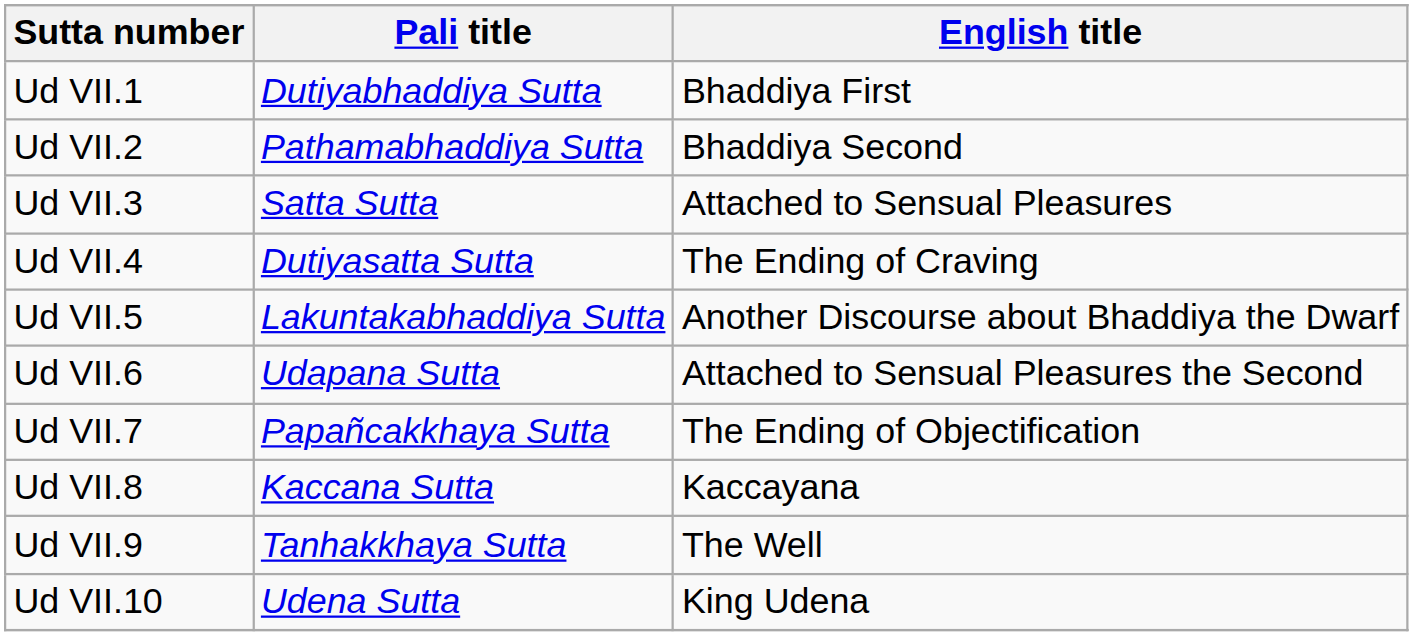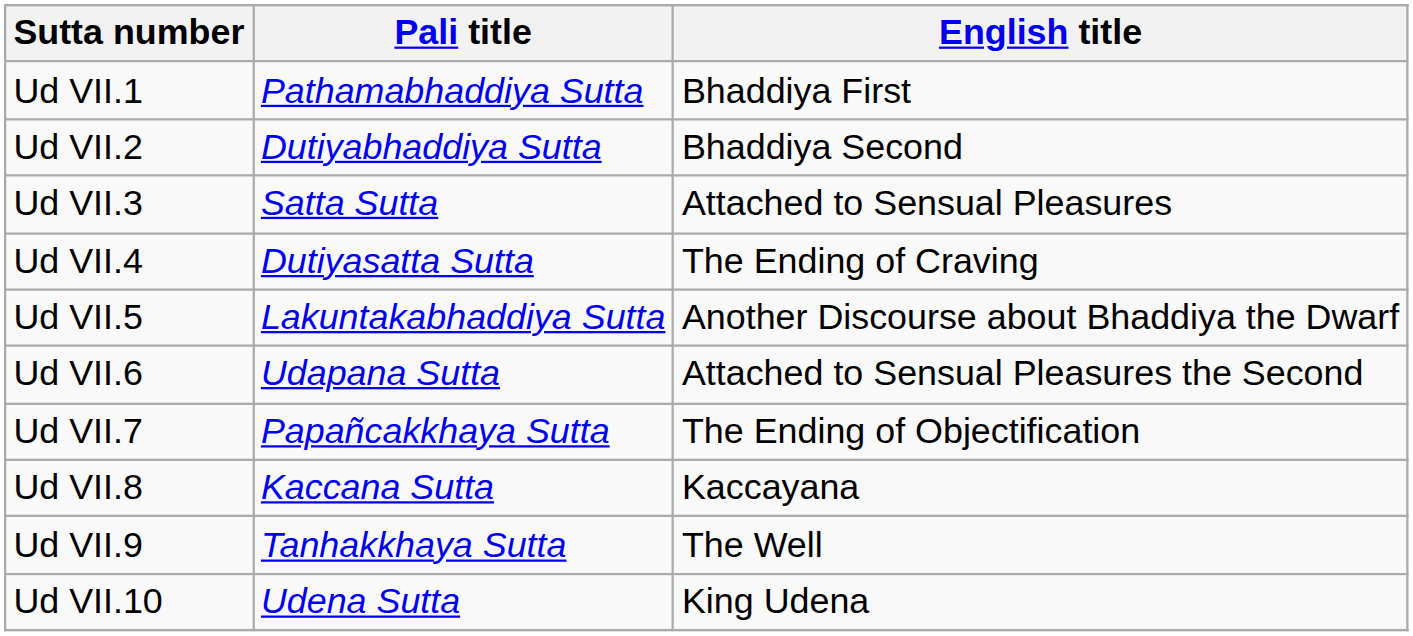(431, 89) Dutiyabhaddiya Sutta -> (452, 89) Pathamabhaddiya Sutta
(452, 146) Pathamabhaddiya Sutta -> (431, 146) Dutiyabhaddiya Sutta
